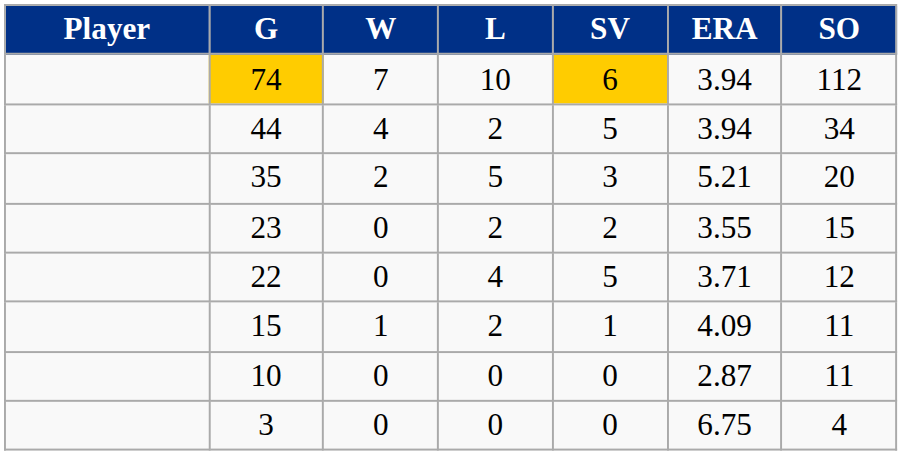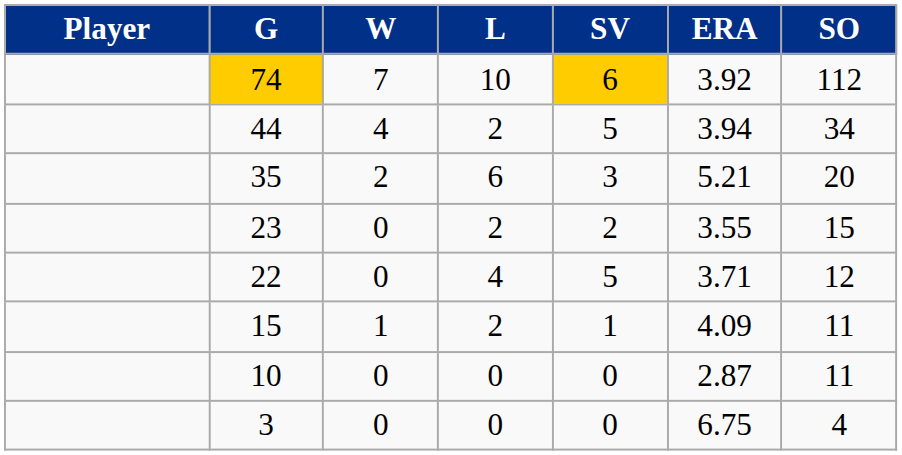(725, 78) 3.94 -> (725, 78) 3.92
(495, 177) 5 -> (495, 177) 6
